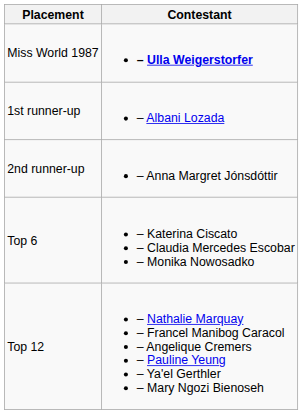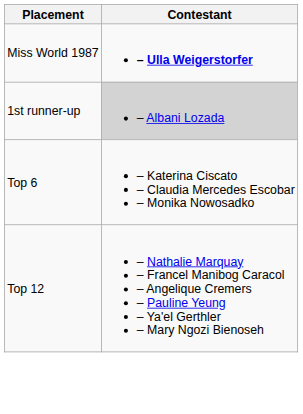(200, 118) no background -> (200, 118) lightgrey background
- row: (46, 169)
